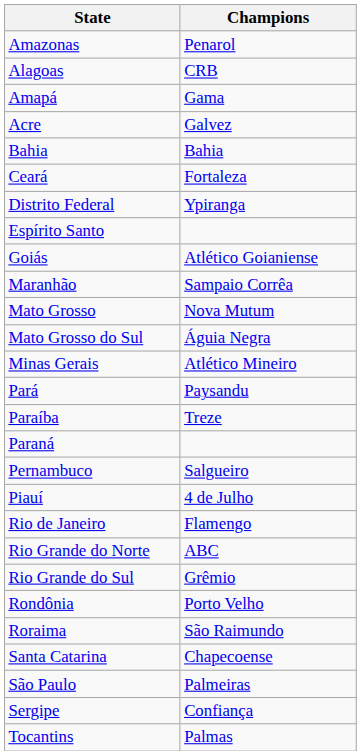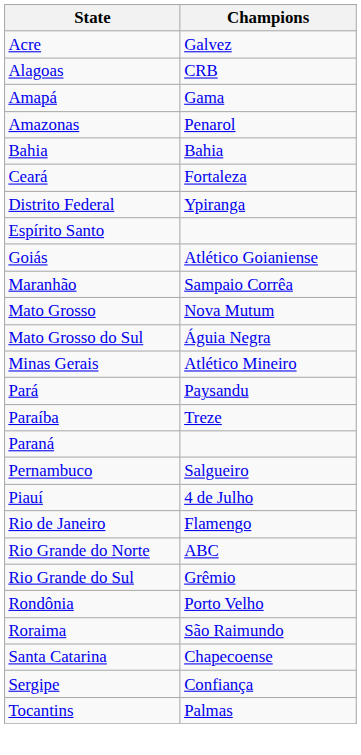rows swapped: (25, 124) <-> (44, 44)
- row: (42, 683)
